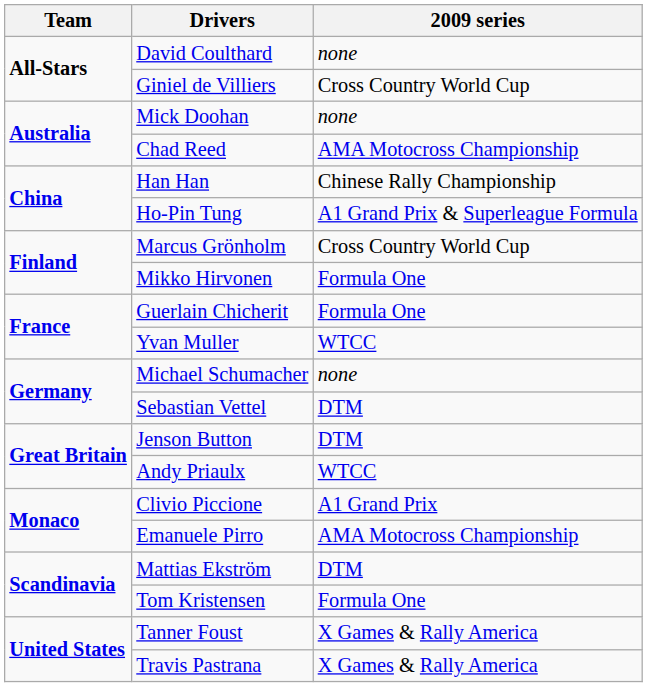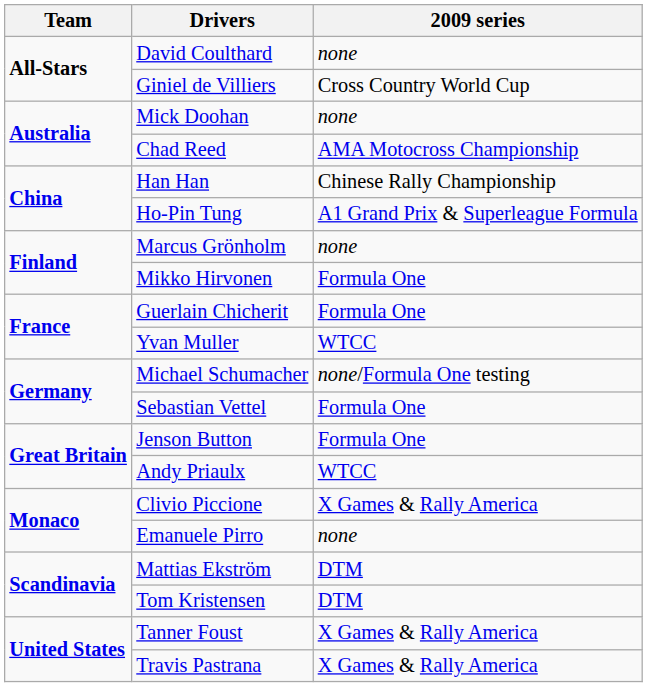(424, 246) Cross Country World Cup -> (337, 246) none
(337, 375) none -> (424, 375) none/Formula One testing
(340, 407) DTM -> (372, 407) Formula One
(340, 439) DTM -> (372, 439) Formula One
(378, 504) A1 Grand Prix -> (428, 504) X Games & Rally America
(448, 536) AMA Motocross Championship -> (337, 536) none
(372, 600) Formula One -> (340, 600) DTM
